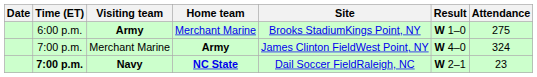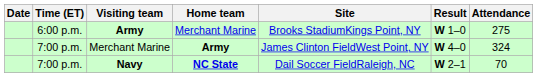(60, 64) bold -> (60, 64) normal
(501, 64) 23 -> (501, 64) 70
